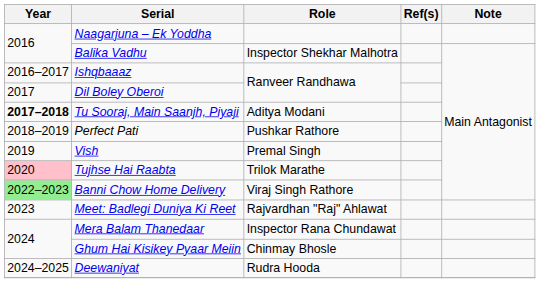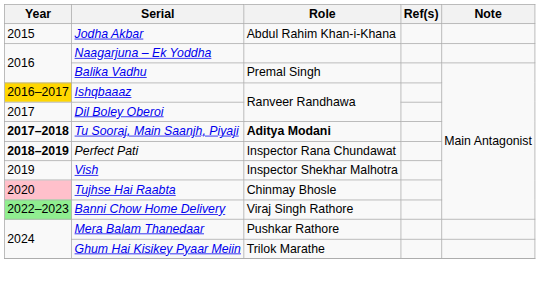+ row: (109, 33)
(322, 53) Inspector Shekhar Malhotra -> (284, 72) Premal Singh
(38, 72) no background -> (38, 92) gold background
(286, 111) normal -> (289, 131) bold
(38, 131) normal -> (38, 151) bold
(293, 131) Pushkar Rathore -> (321, 151) Inspector Rana Chundawat
(284, 151) Premal Singh -> (322, 170) Inspector Shekhar Malhotra
(286, 170) Trilok Marathe -> (291, 190) Chinmay Bhosle
- row: (155, 209)
(321, 229) Inspector Rana Chundawat -> (293, 229) Pushkar Rathore
(291, 248) Chinmay Bhosle -> (286, 248) Trilok Marathe
- row: (107, 268)
